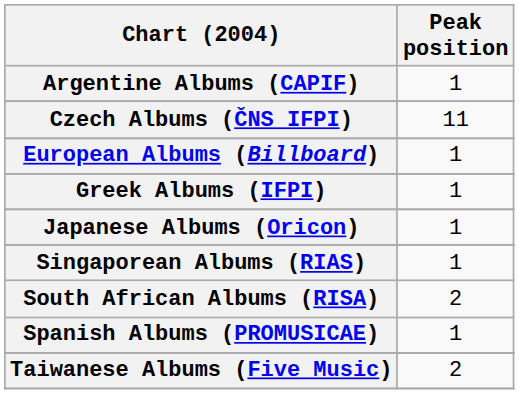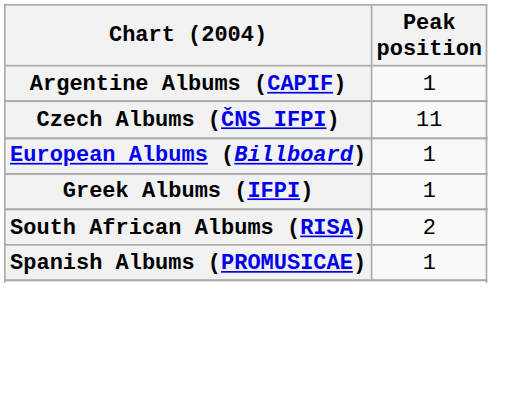- row: (201, 227)
- row: (201, 263)
- row: (201, 370)
